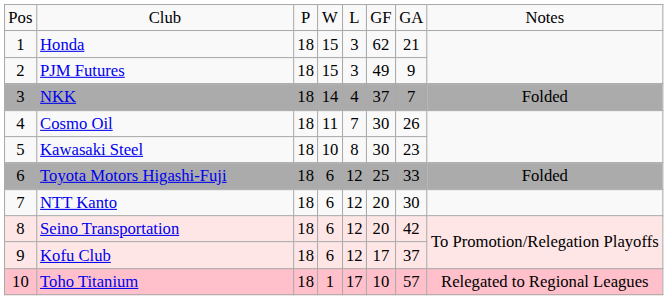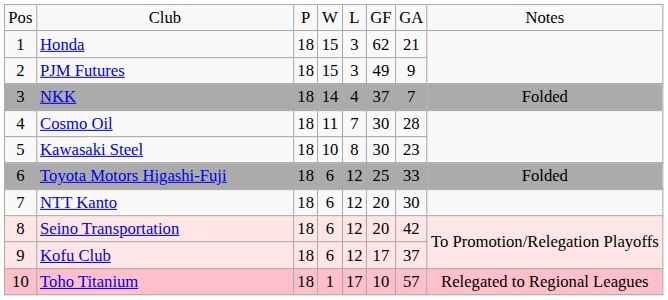(411, 123) 26 -> (411, 123) 28
